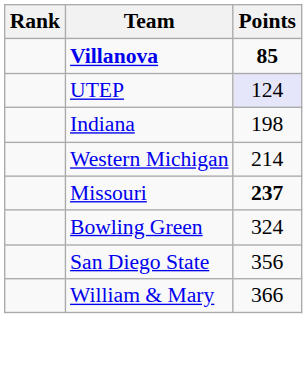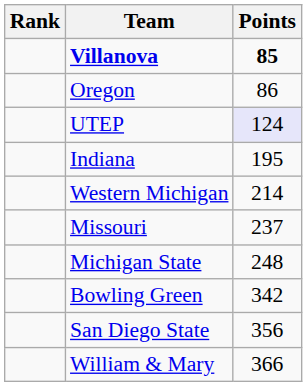+ row: (102, 90)
(267, 124) 198 -> (267, 158) 195
(267, 192) bold -> (267, 227) normal
+ row: (136, 261)
(267, 227) 324 -> (267, 295) 342
